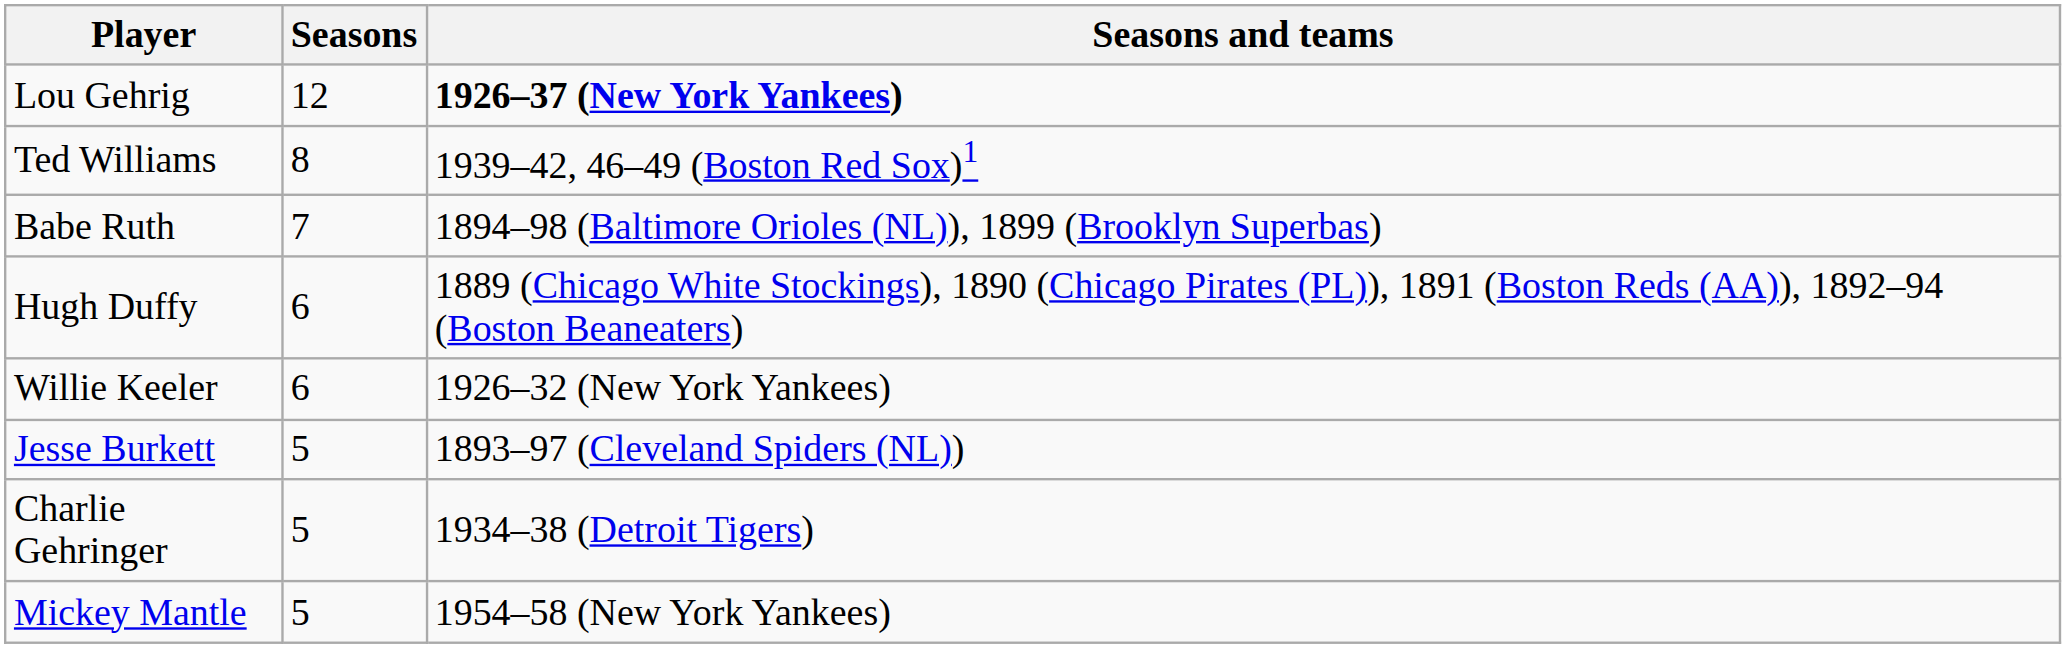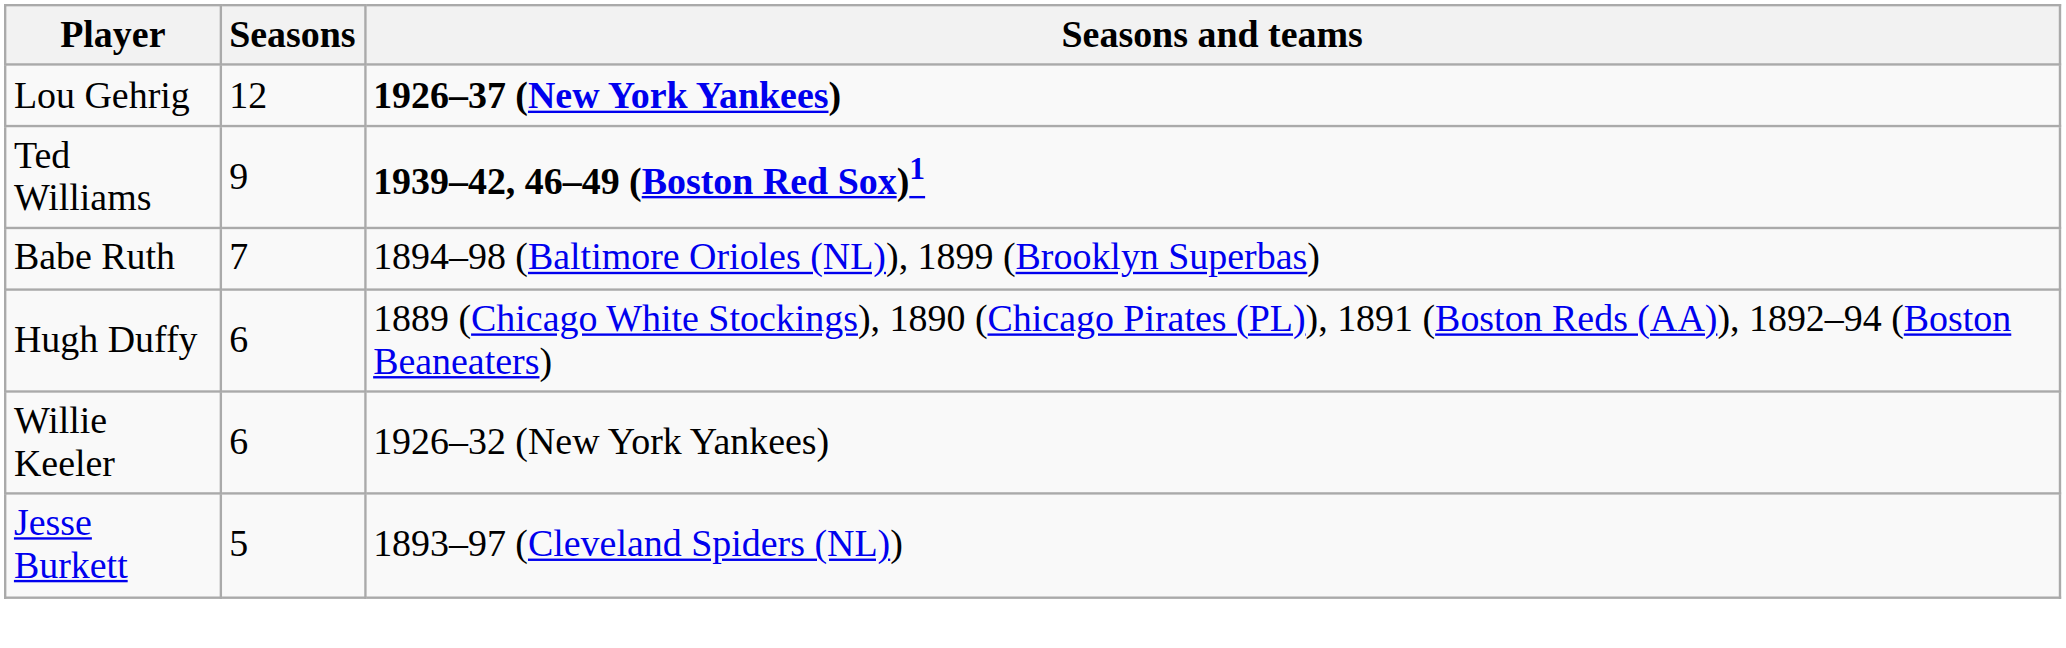(300, 159) 8 -> (239, 176) 9
(706, 159) normal -> (649, 176) bold
- row: (91, 529)
- row: (130, 611)
